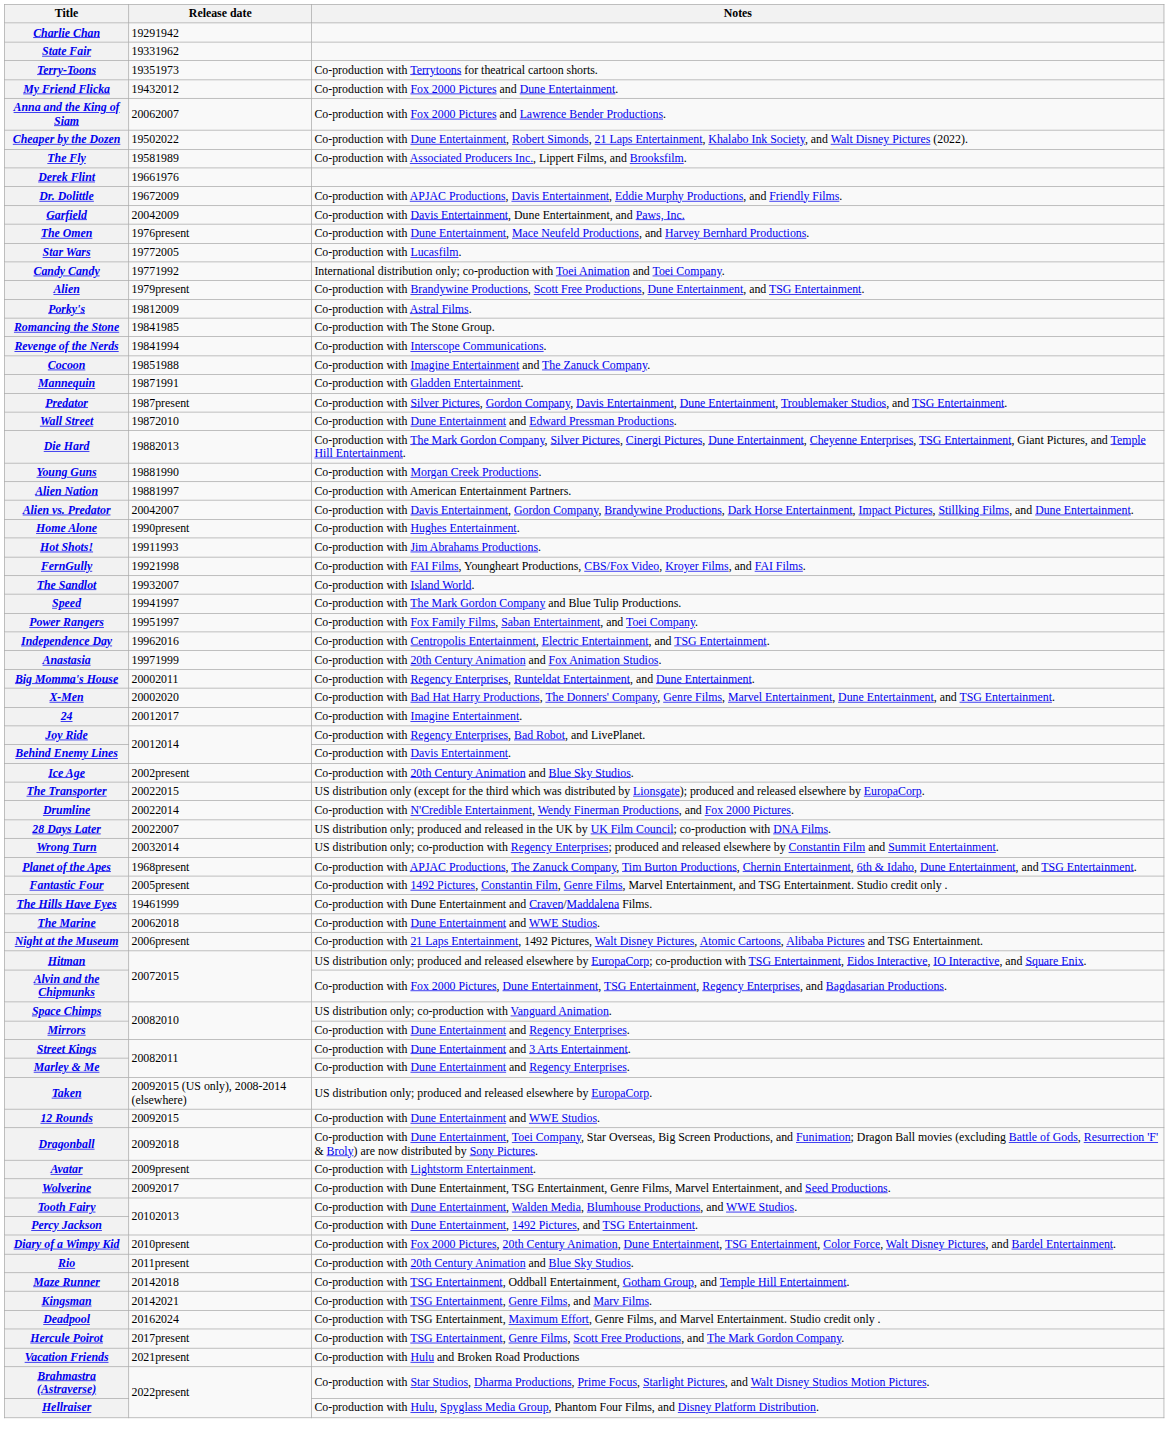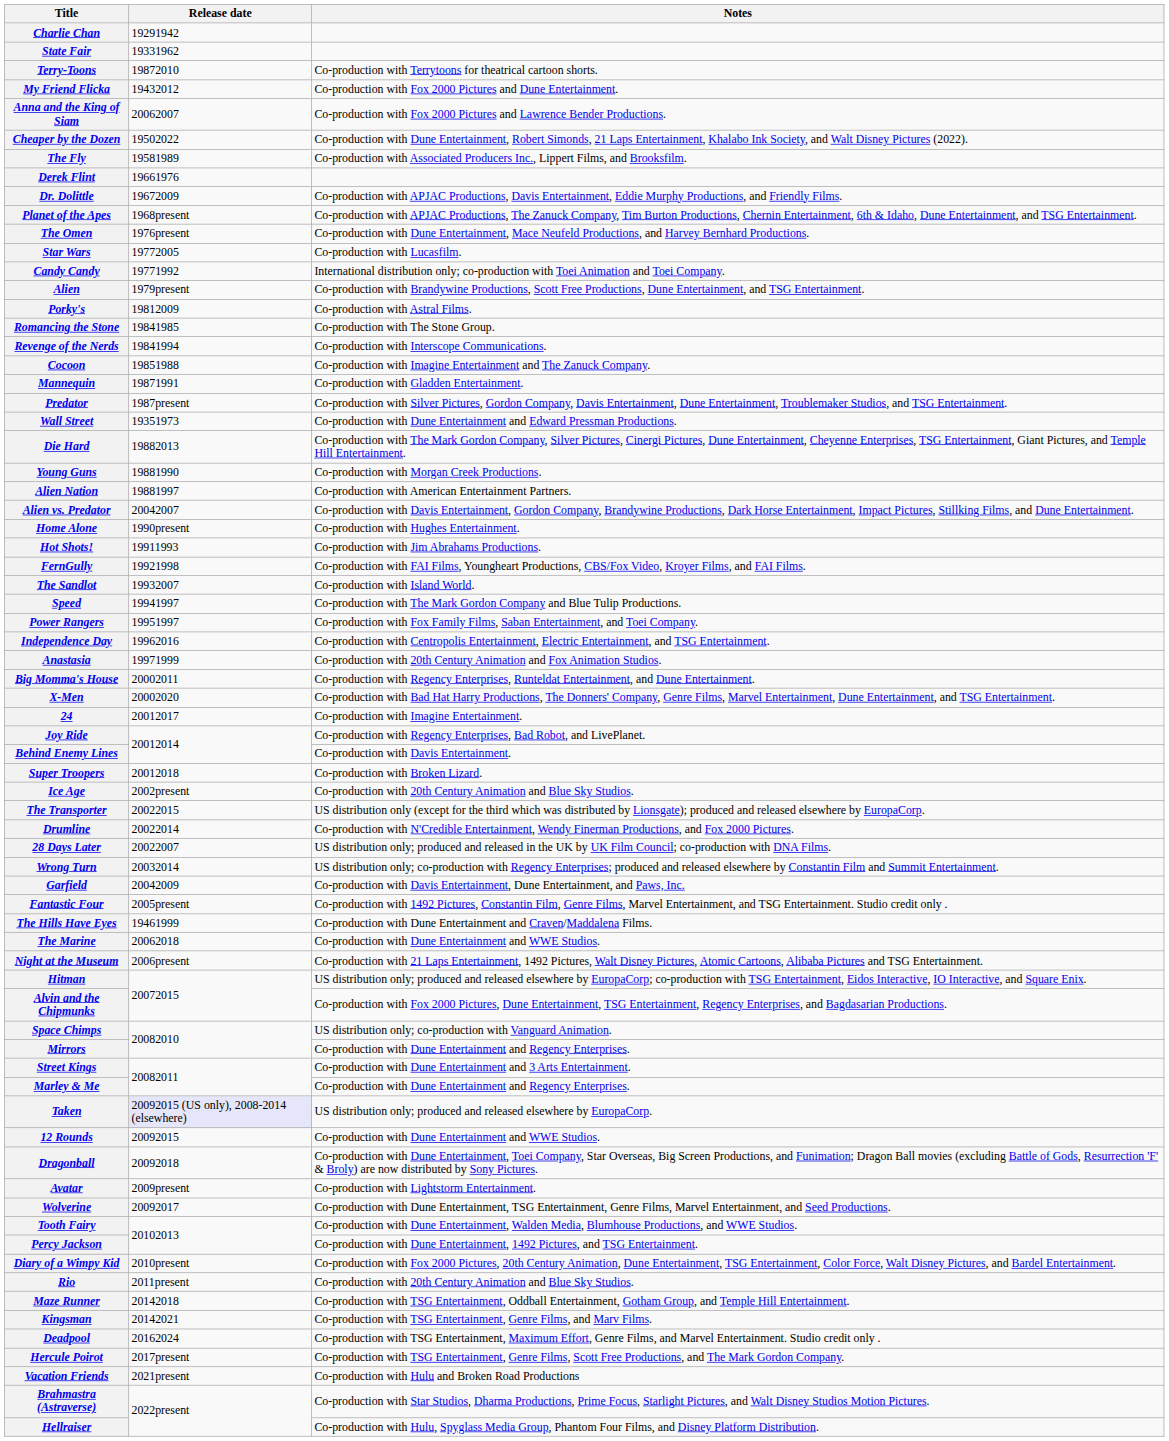(155, 70) 19351973 -> (155, 70) 19872010
rows swapped: (67, 866) <-> (67, 214)
(155, 421) 19872010 -> (155, 421) 19351973
+ row: (67, 772)
(209, 1093) no background -> (209, 1112) lavender background
